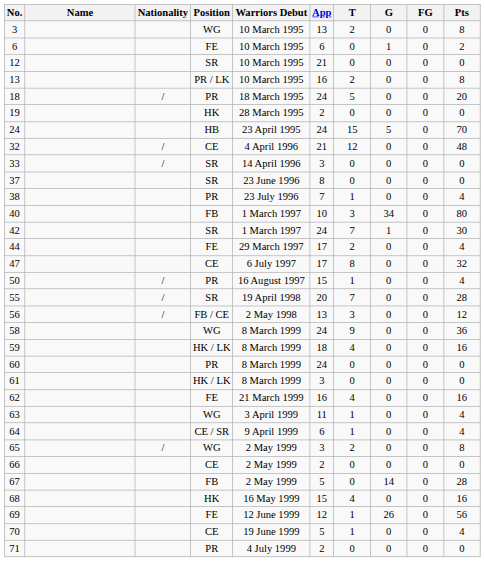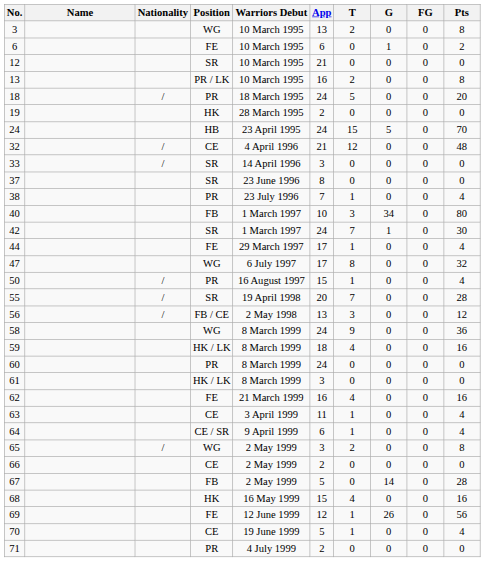(352, 247) 2 -> (352, 247) 1
(212, 264) CE -> (212, 264) WG
(212, 414) WG -> (212, 414) CE
